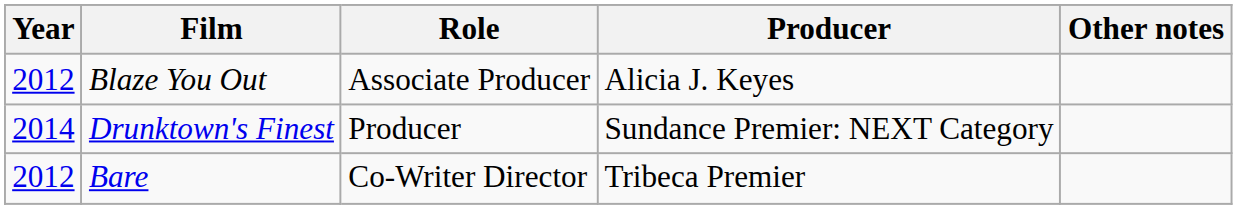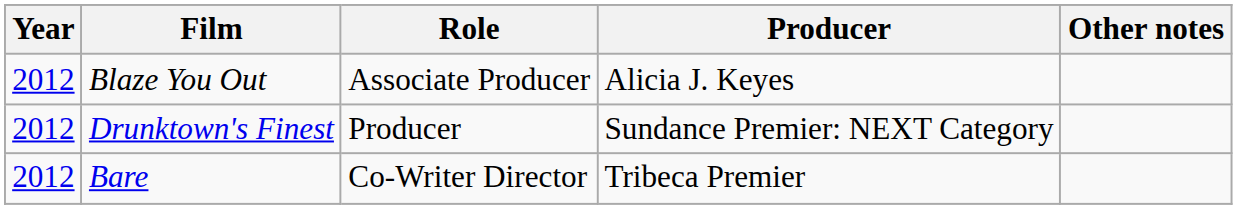(43, 128) 2014 -> (43, 128) 2012
